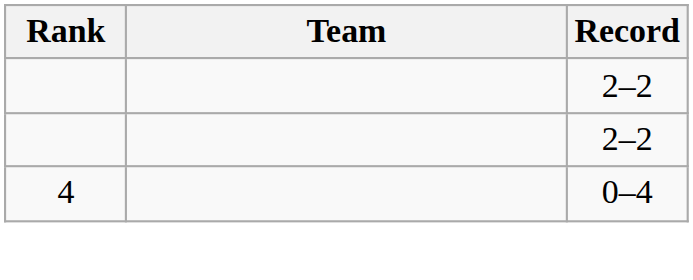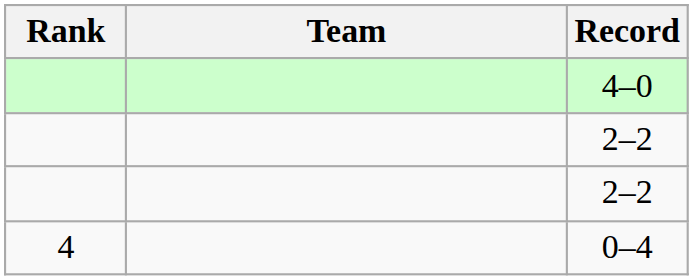+ row: (66, 86)
